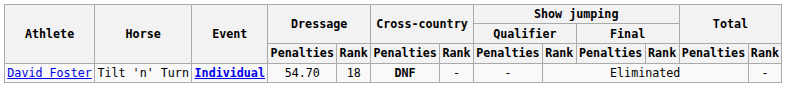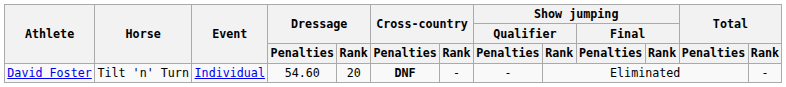(230, 73) bold -> (230, 73) normal
(302, 73) 54.70 -> (302, 73) 54.60
(354, 73) 18 -> (354, 73) 20
